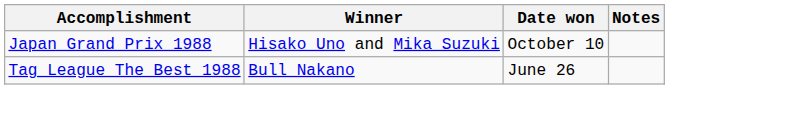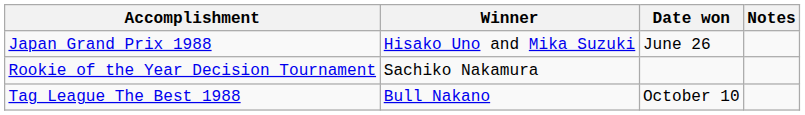(556, 44) October 10 -> (677, 44) June 26
+ row: (192, 70)
(541, 70) June 26 -> (691, 97) October 10
